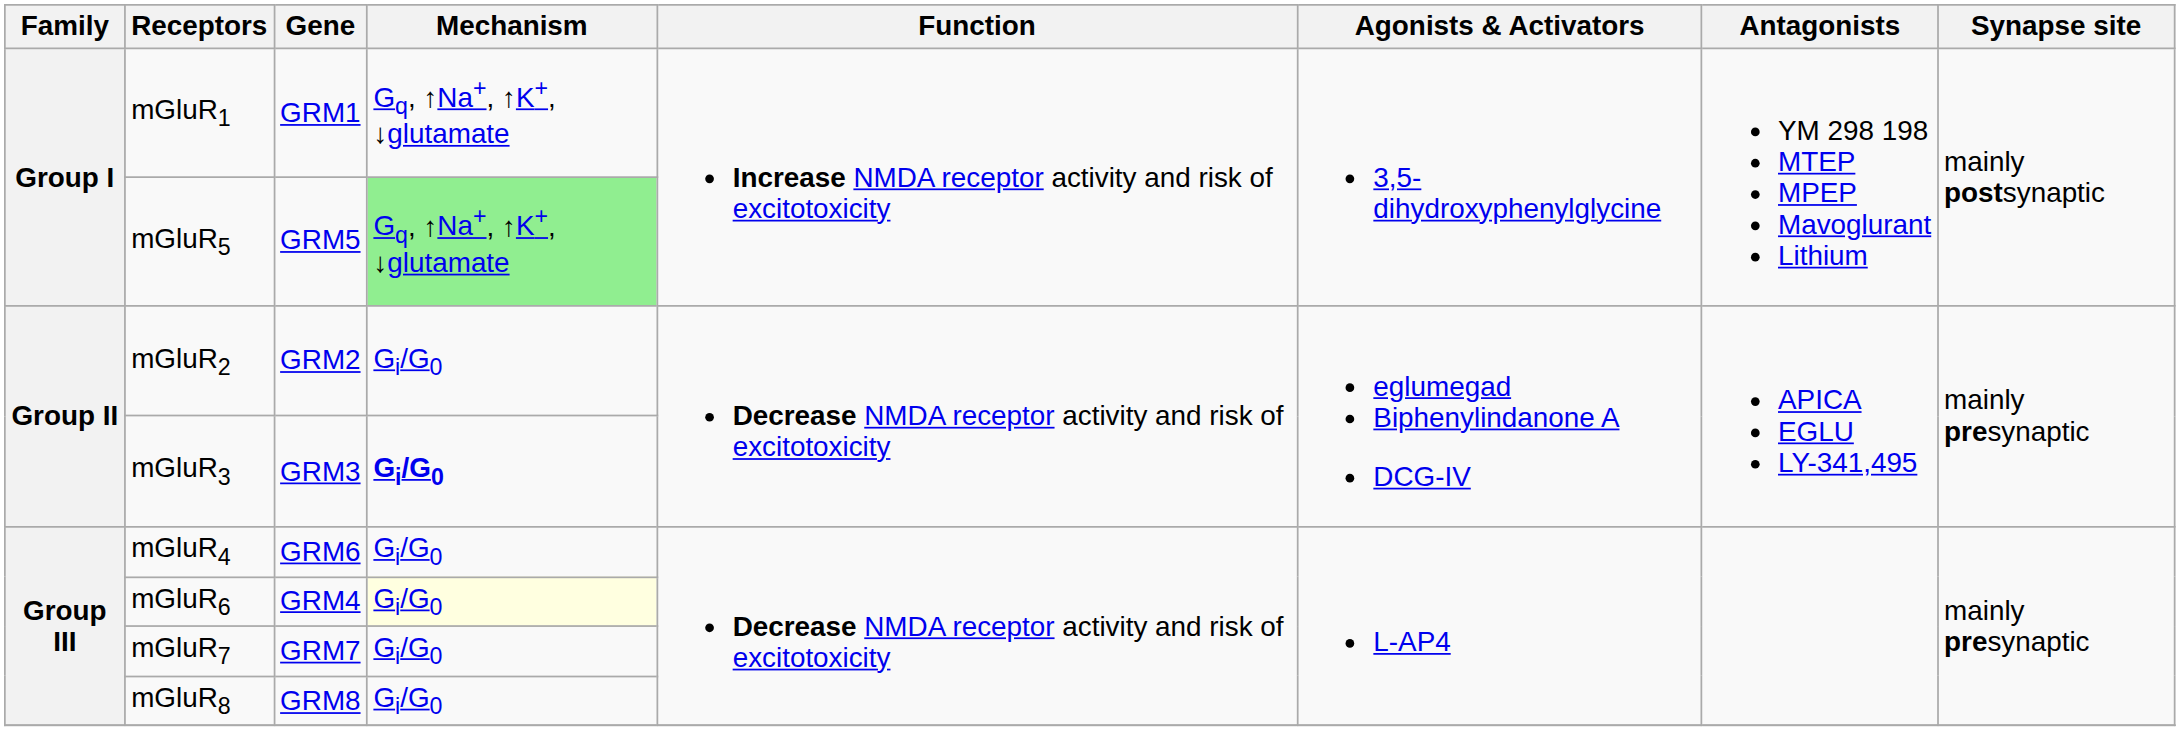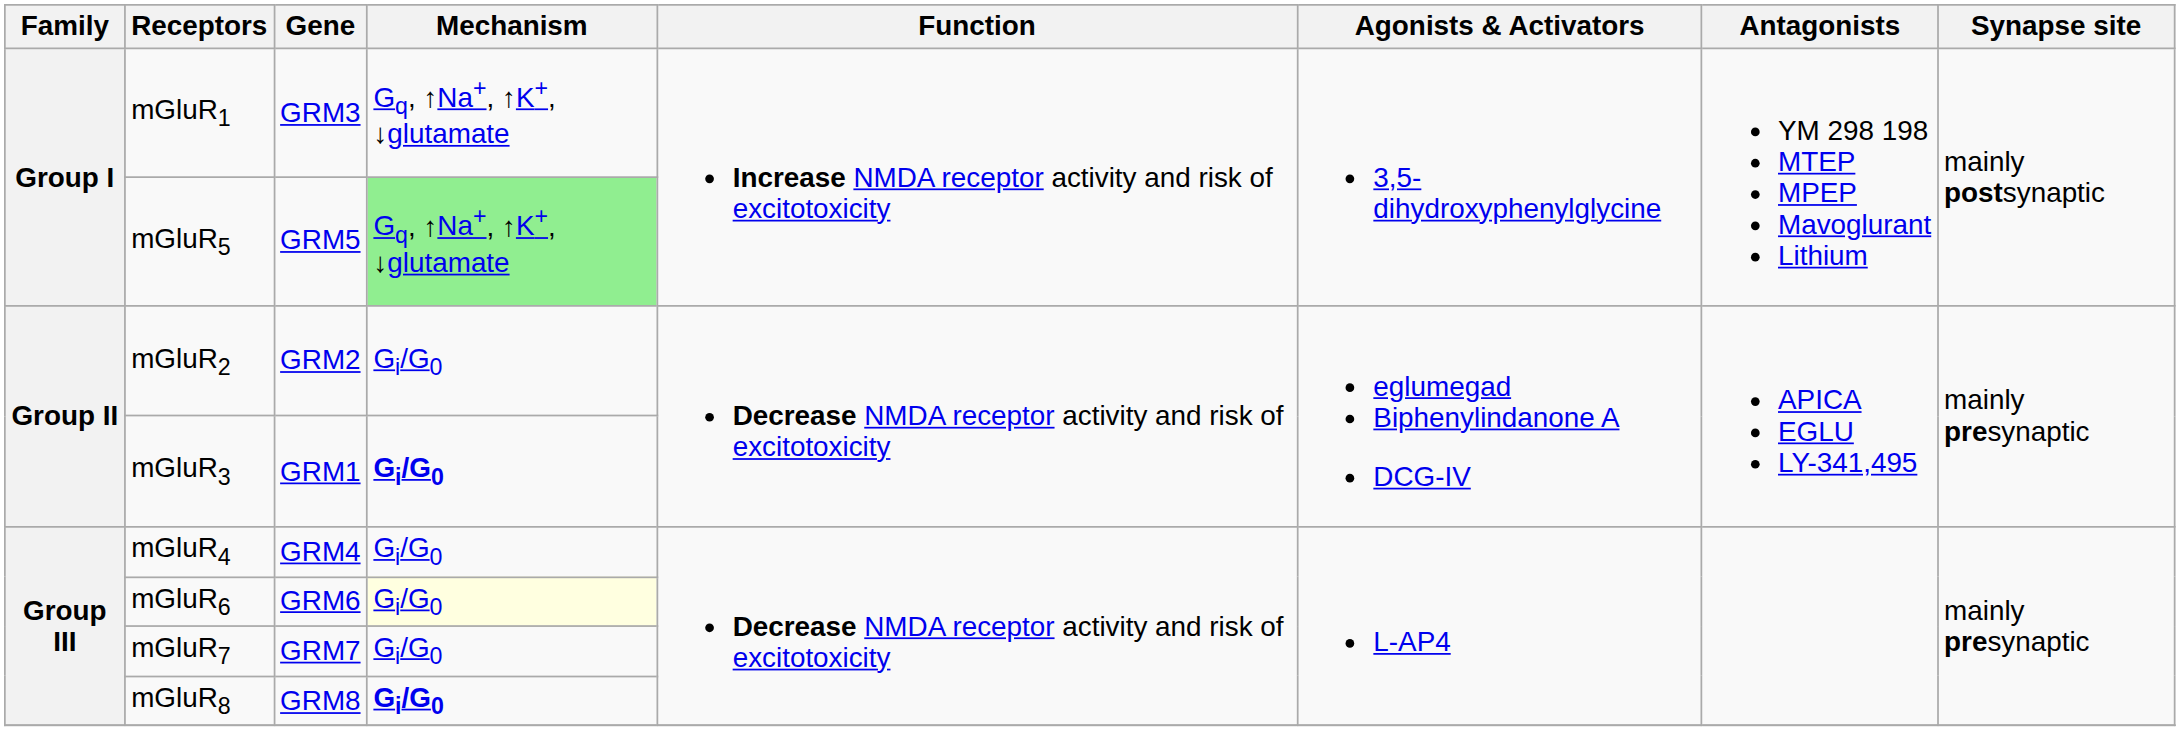(320, 112) GRM1 -> (320, 112) GRM3
(320, 471) GRM3 -> (320, 471) GRM1
(320, 551) GRM6 -> (320, 551) GRM4
(320, 601) GRM4 -> (320, 601) GRM6
(408, 701) normal -> (409, 701) bold
